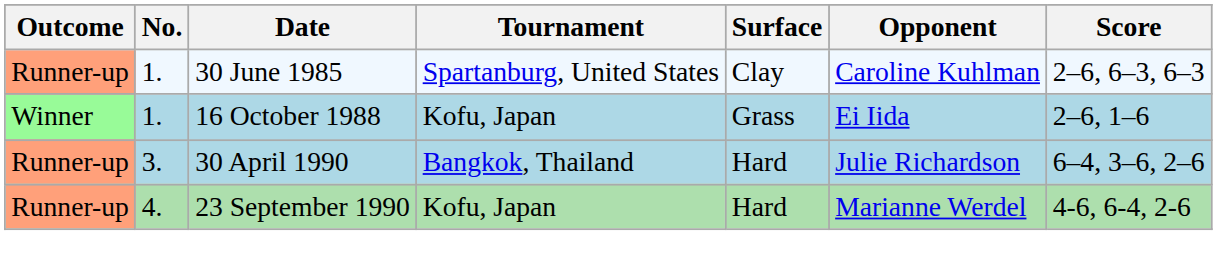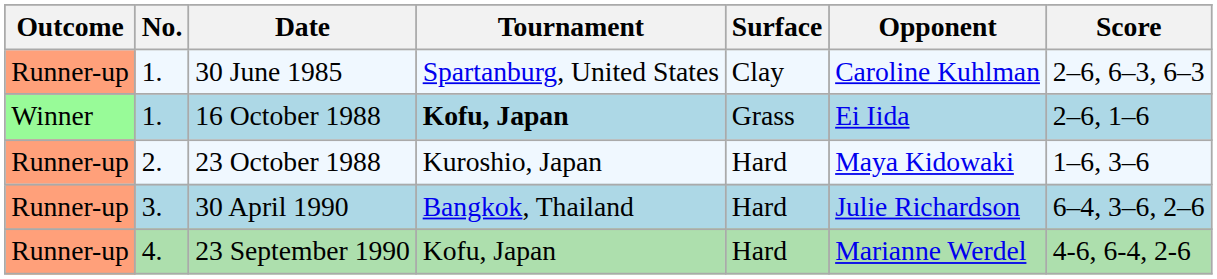(489, 116) normal -> (496, 116) bold
+ row: (288, 160)
